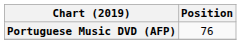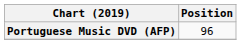(207, 31) 76 -> (207, 31) 96
